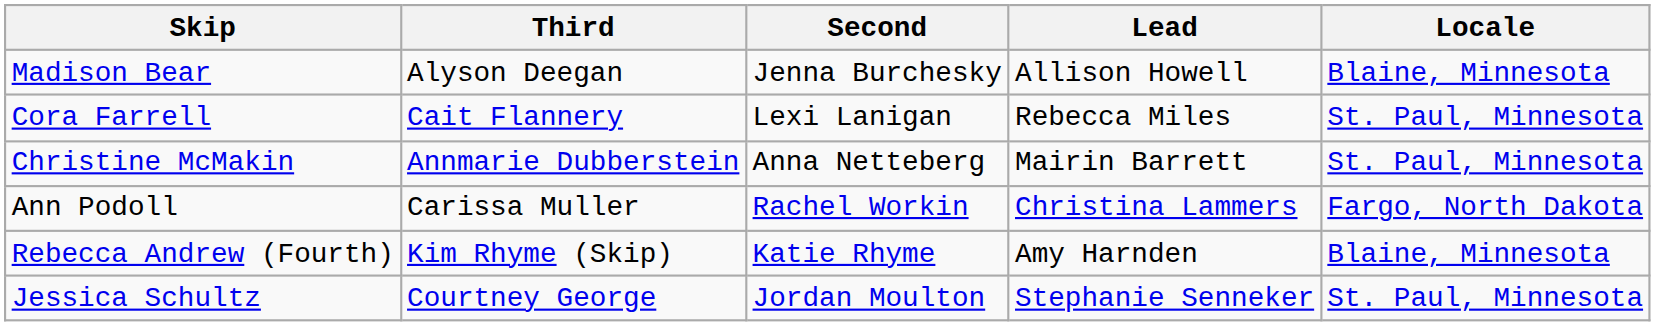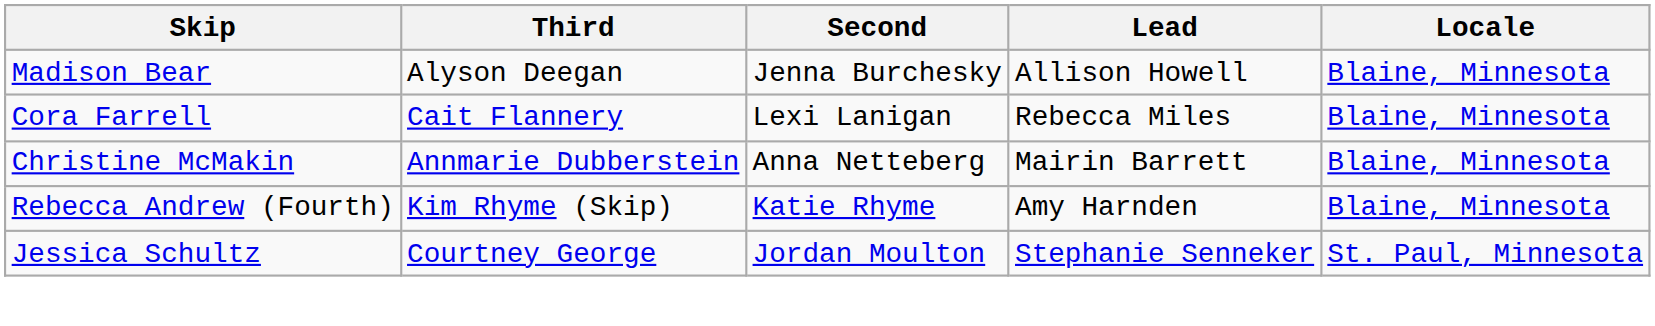(1485, 118) St. Paul, Minnesota -> (1469, 118) Blaine, Minnesota
(1485, 163) St. Paul, Minnesota -> (1469, 163) Blaine, Minnesota
- row: (95, 208)
